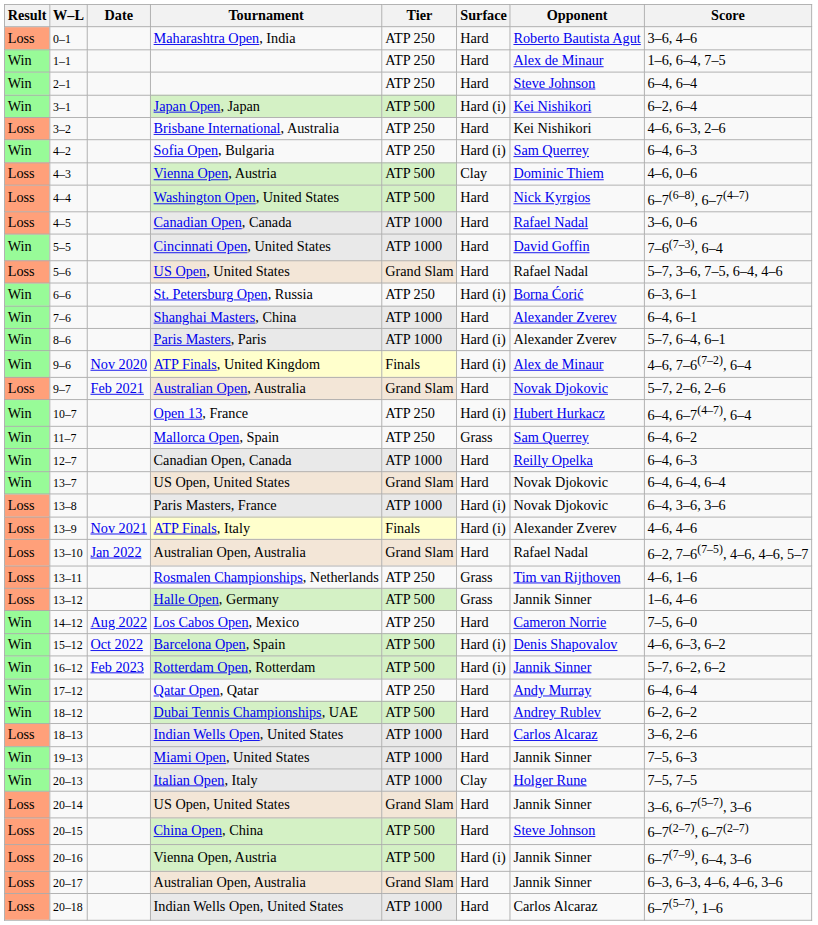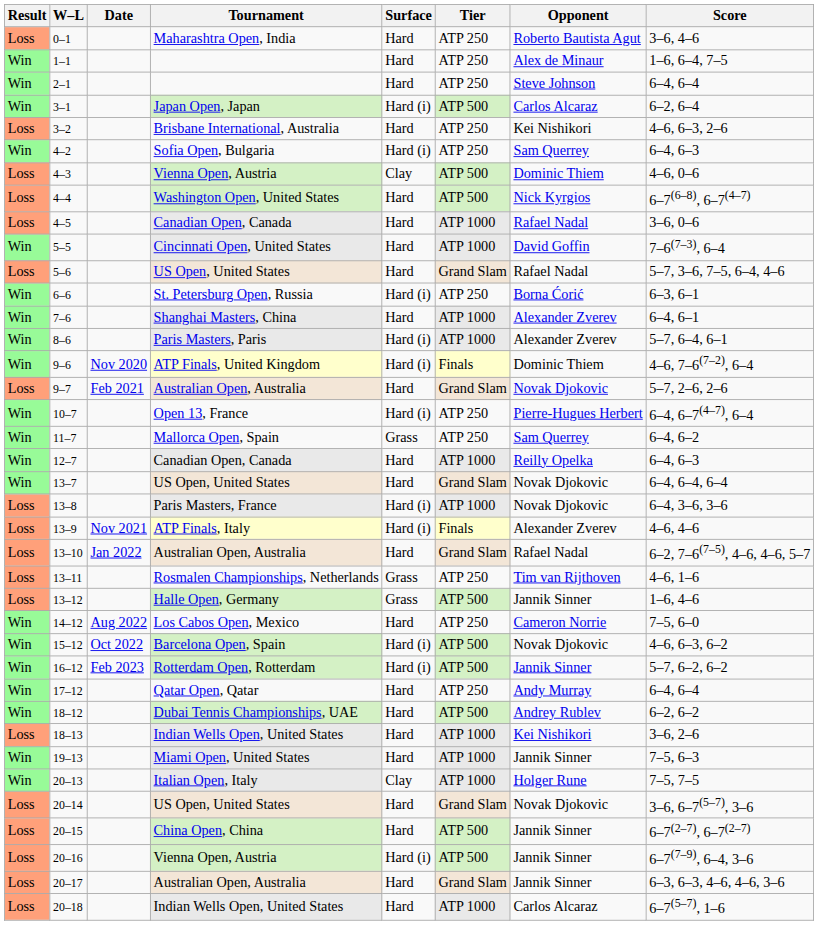columns swapped: (419, 15) <-> (484, 15)
(552, 106) Kei Nishikori -> (556, 106) Carlos Alcaraz
(559, 364) Alex de Minaur -> (559, 364) Dominic Thiem
(559, 413) Hubert Hurkacz -> (578, 413) Pierre-Hugues Herbert
(565, 644) Denis Shapovalov -> (561, 644) Novak Djokovic
(556, 735) Carlos Alcaraz -> (552, 735) Kei Nishikori
(552, 804) Jannik Sinner -> (561, 804) Novak Djokovic
(554, 831) Steve Johnson -> (552, 831) Jannik Sinner
